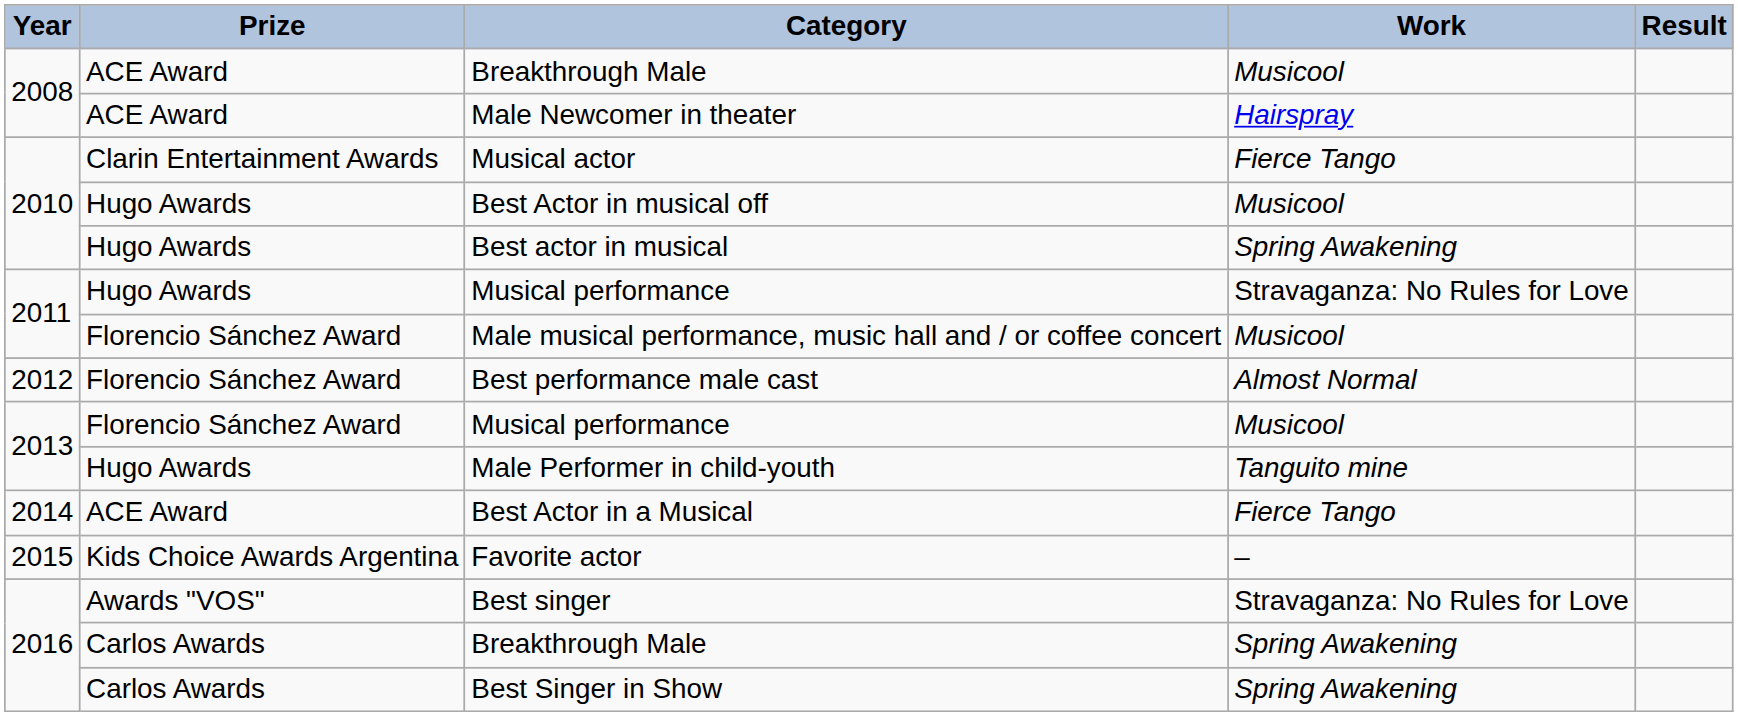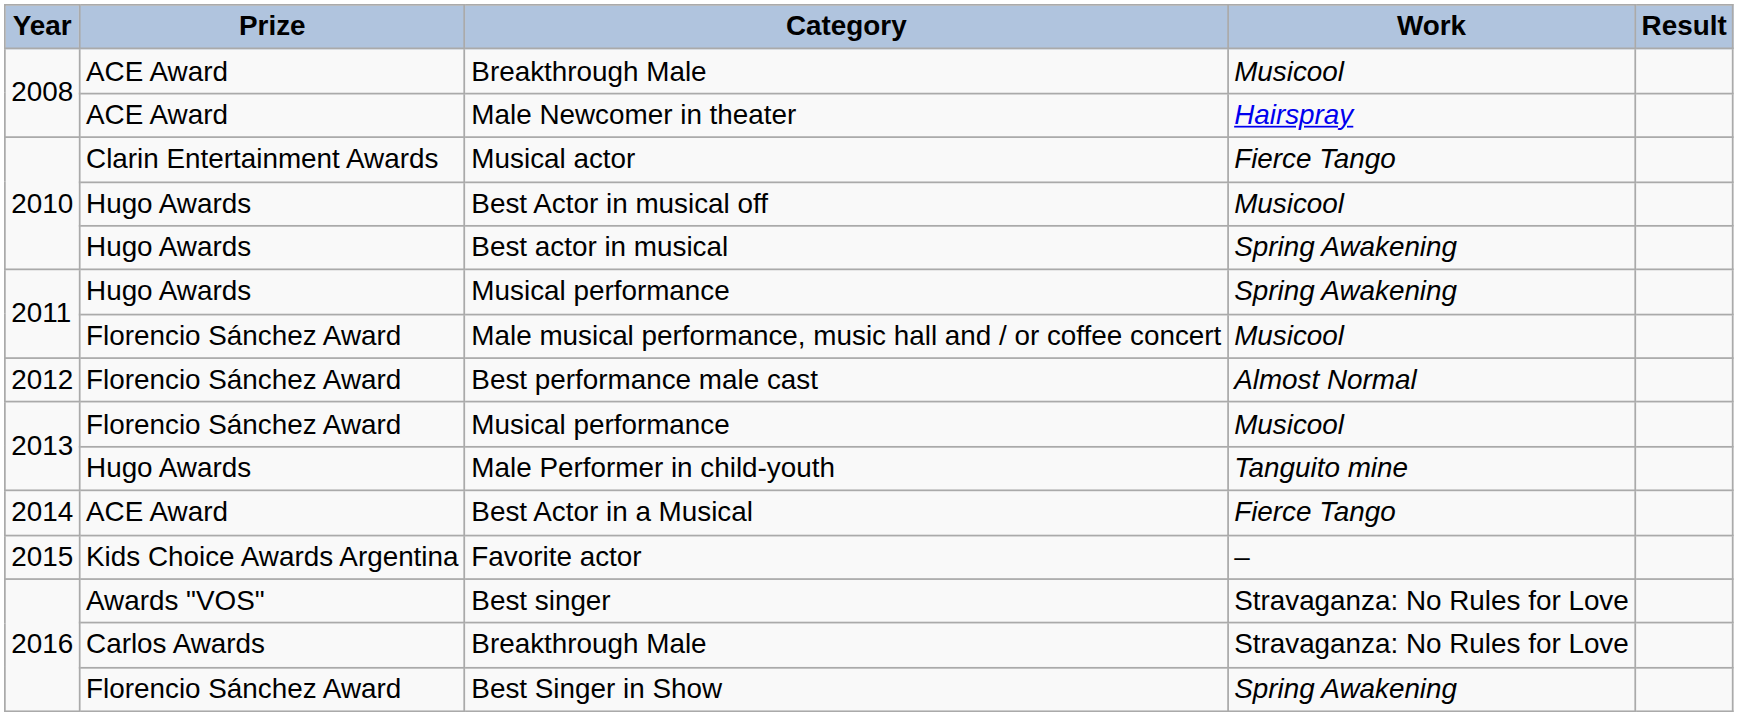(1431, 291) Stravaganza: No Rules for Love -> (1346, 291) Spring Awakening
(1346, 644) Spring Awakening -> (1431, 644) Stravaganza: No Rules for Love
(176, 688) Carlos Awards -> (244, 688) Florencio Sánchez Award
